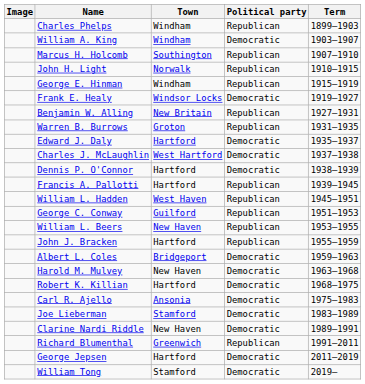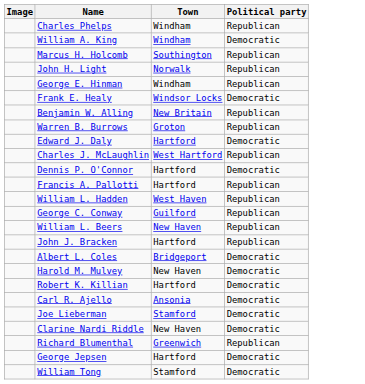- column: (335, 12)
(253, 156) Democratic -> (253, 156) Republican
